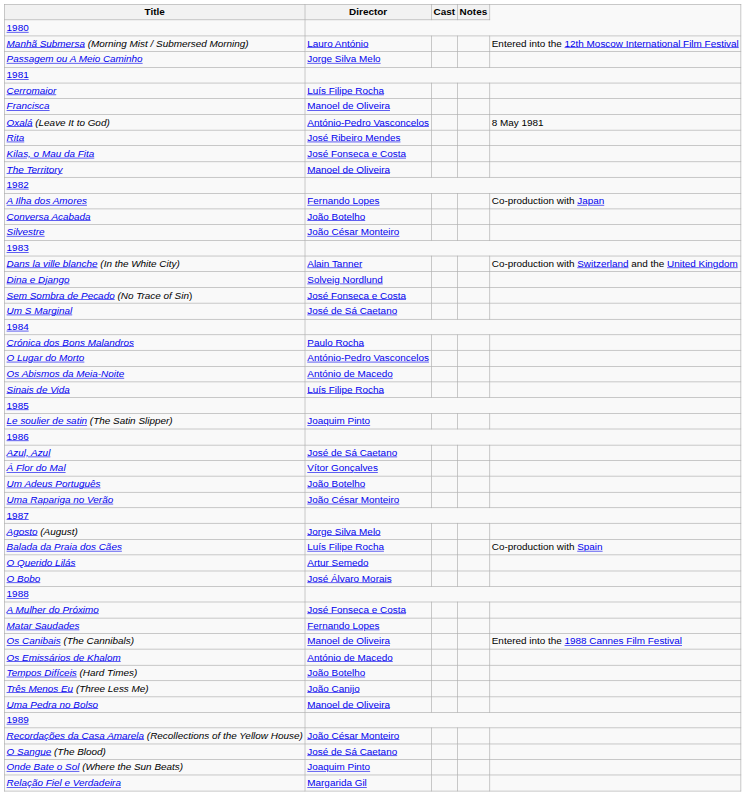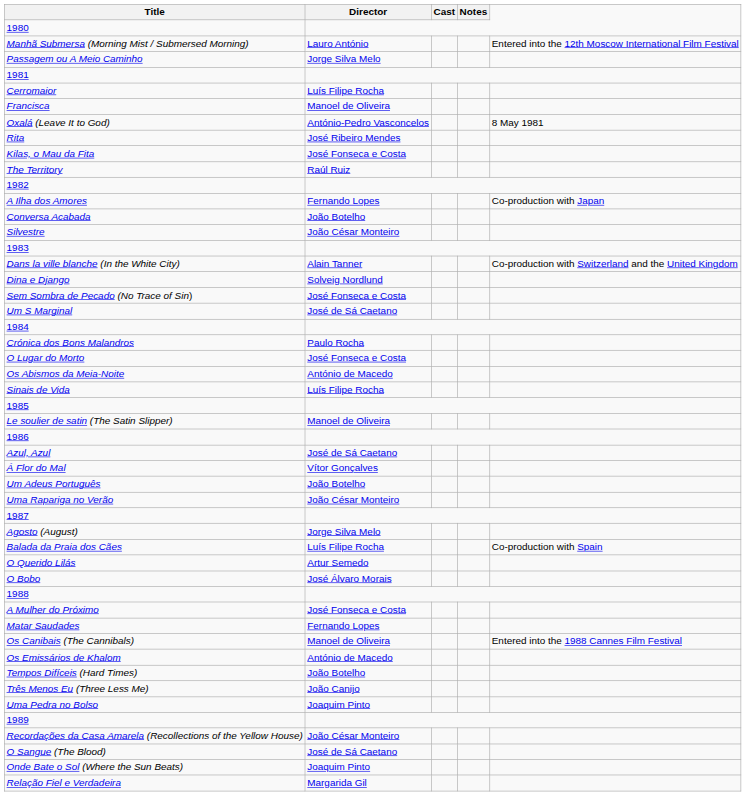(349, 169) Manoel de Oliveira -> (329, 169) Raúl Ruiz
(368, 358) António-Pedro Vasconcelos -> (357, 358) José Fonseca e Costa
(339, 421) Joaquim Pinto -> (349, 421) Manoel de Oliveira
(349, 704) Manoel de Oliveira -> (339, 704) Joaquim Pinto
